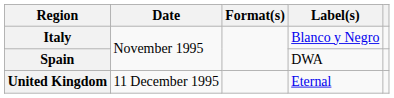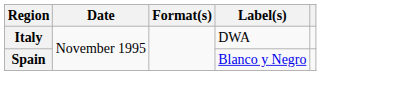(335, 37) Blanco y Negro -> (234, 37) DWA
(307, 59) DWA -> (262, 59) Blanco y Negro
- row: (57, 81)
